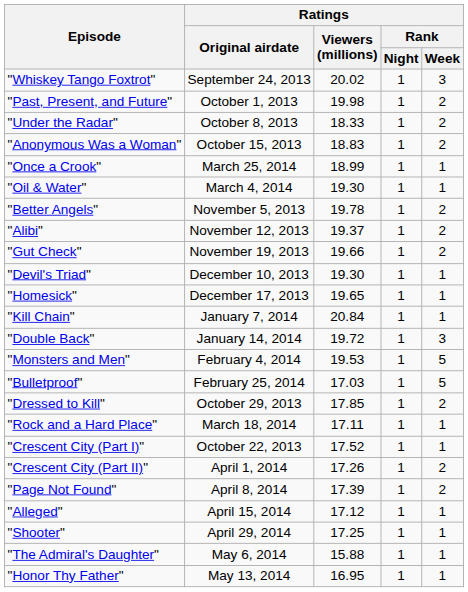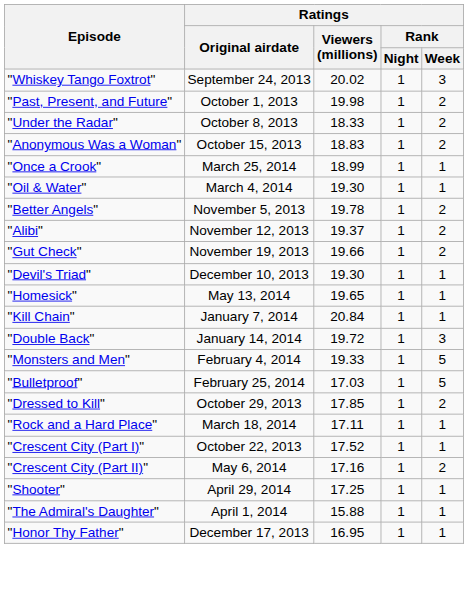(249, 295) December 17, 2013 -> (249, 295) May 13, 2014
(347, 360) 19.53 -> (347, 360) 19.33
(249, 468) April 1, 2014 -> (249, 468) May 6, 2014
(347, 468) 17.26 -> (347, 468) 17.16
- row: (62, 489)
- row: (35, 511)
(249, 554) May 6, 2014 -> (249, 511) April 1, 2014
(249, 576) May 13, 2014 -> (249, 532) December 17, 2013
